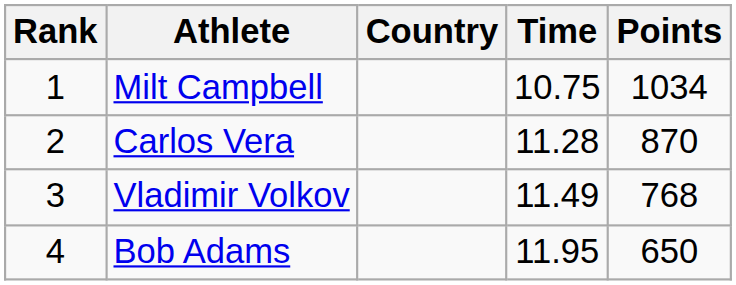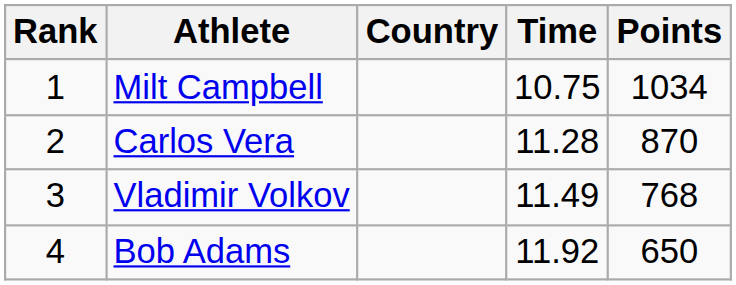(557, 251) 11.95 -> (557, 251) 11.92
